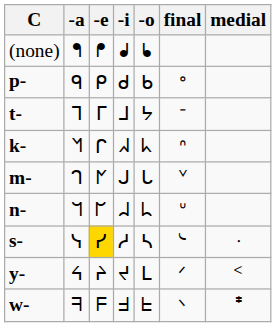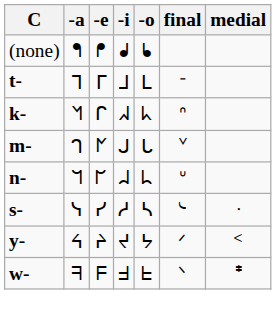- row: (18, 81)
(147, 114) ᔭ -> (147, 82) ᒪ
(101, 242) gold background -> (101, 210) no background
(147, 273) ᒪ -> (147, 242) ᔭ
